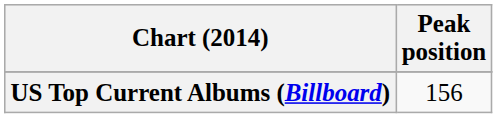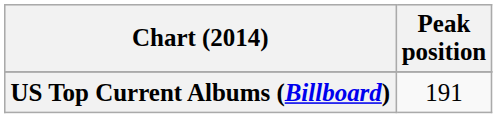(444, 91) 156 -> (444, 91) 191
